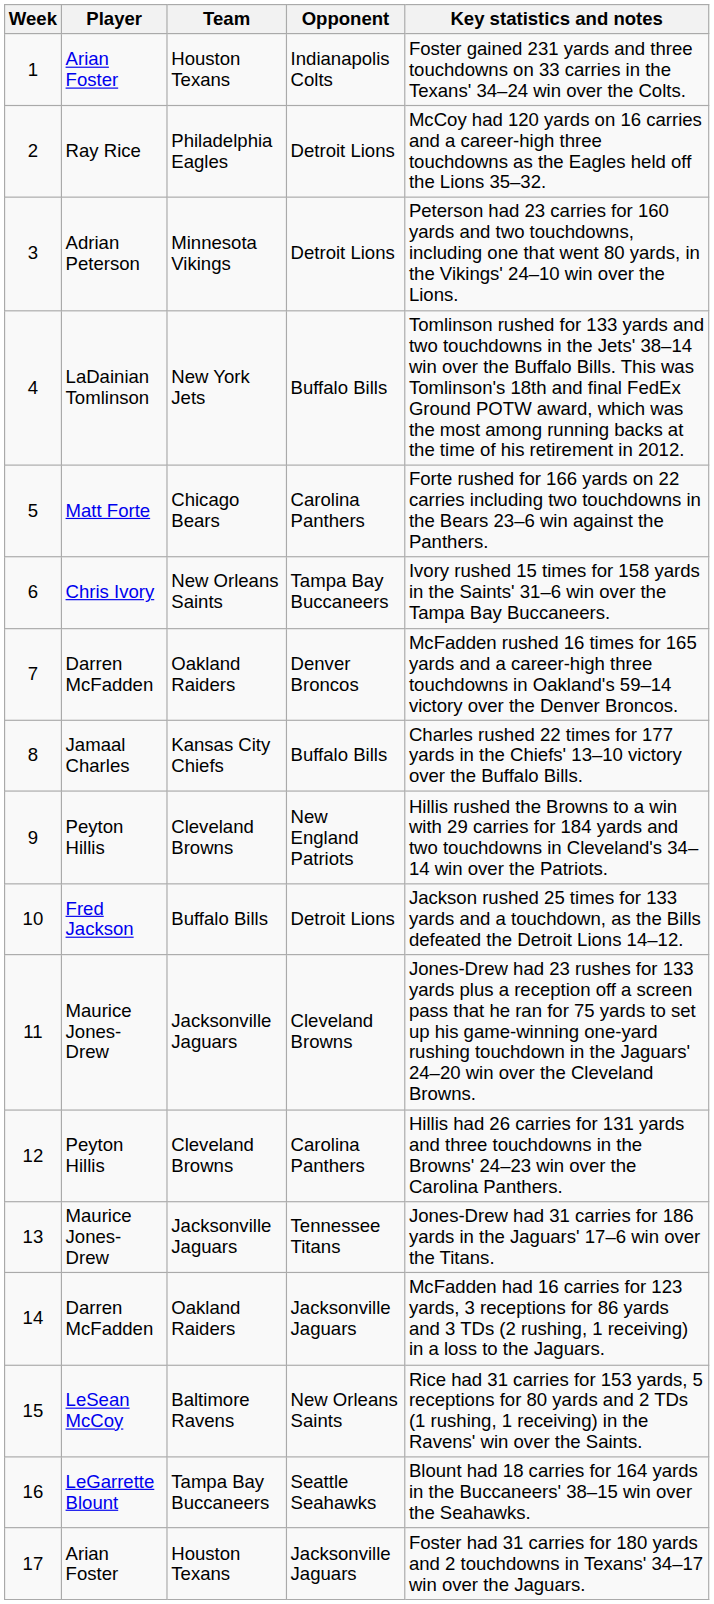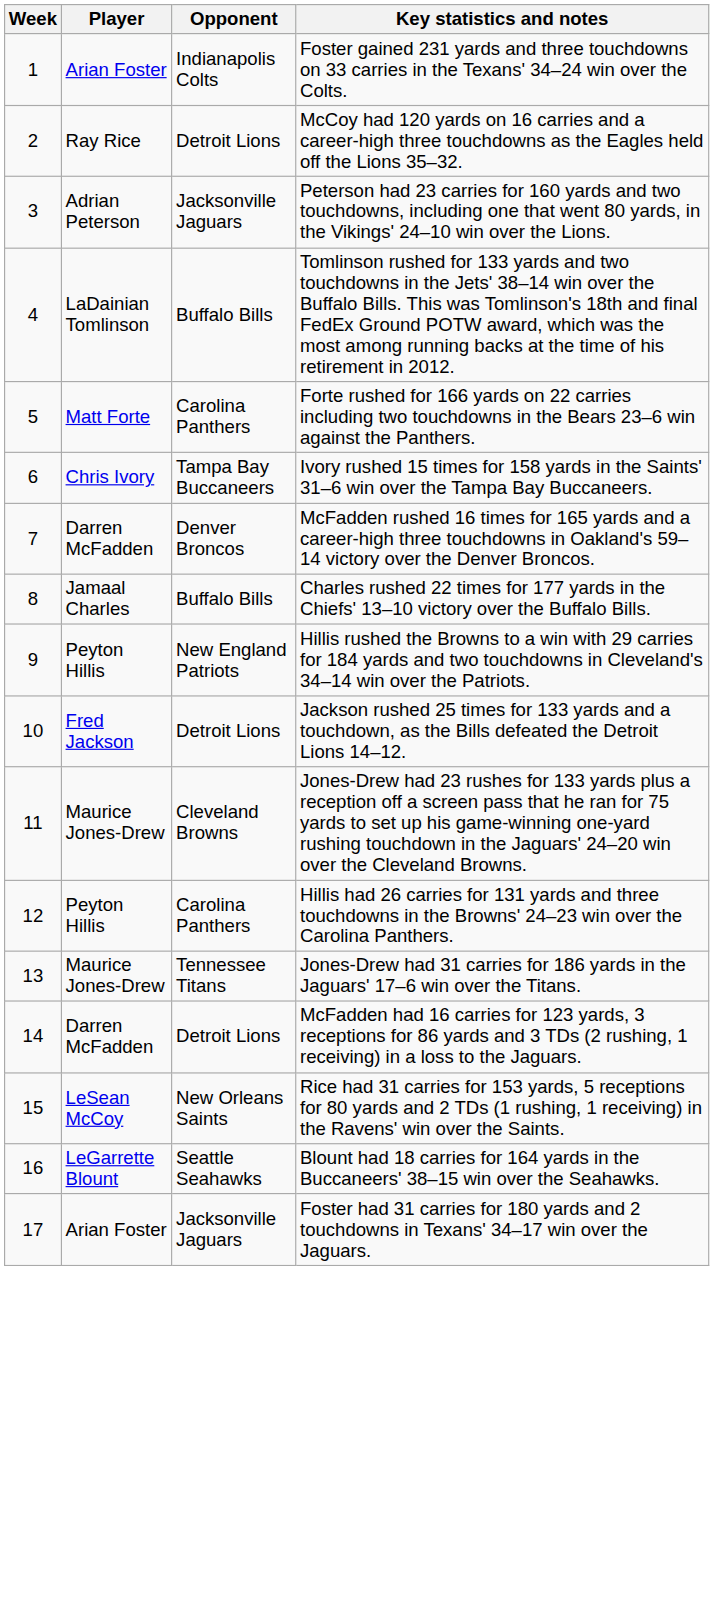- column: (227, 19)
(343, 253) Detroit Lions -> (226, 211) Jacksonville Jaguars
(341, 1318) Jacksonville Jaguars -> (228, 1036) Detroit Lions
